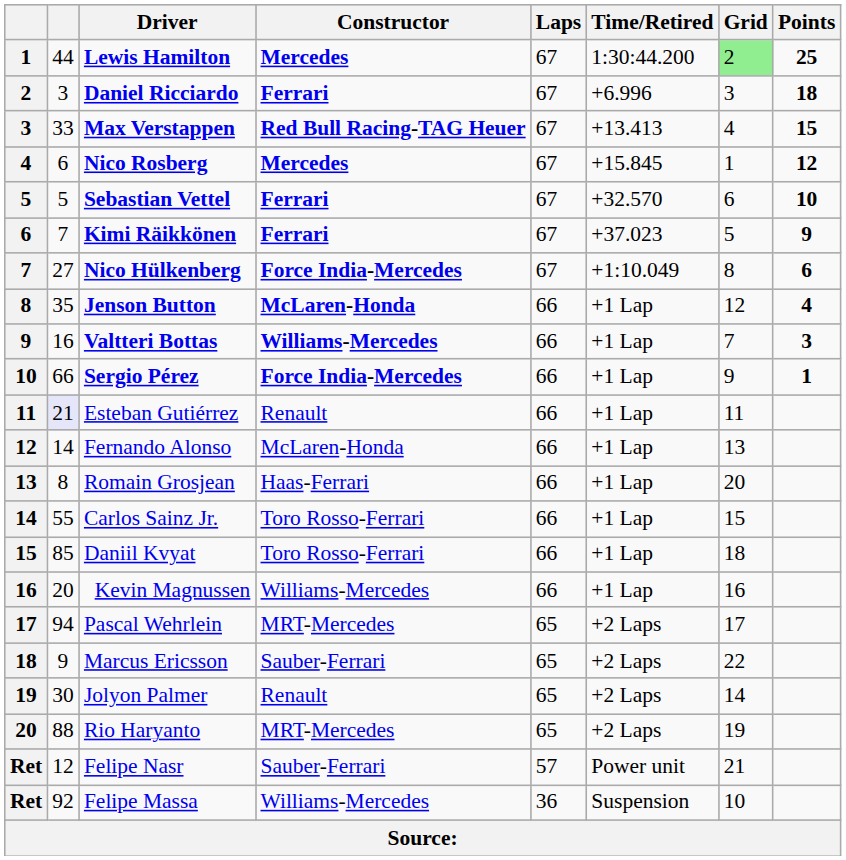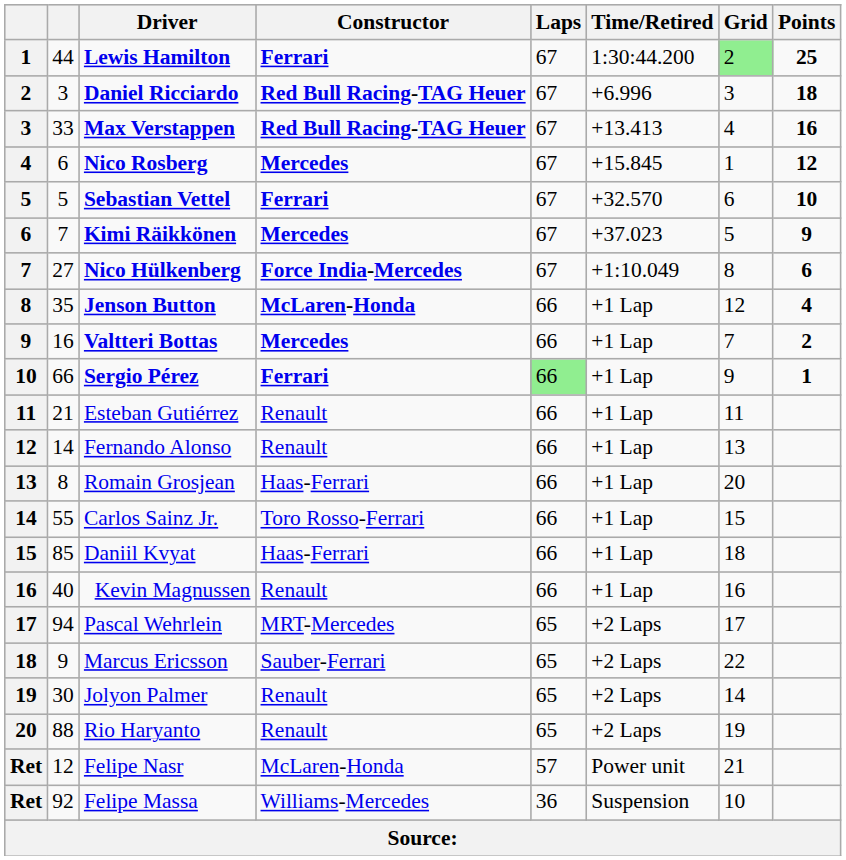(304, 57) Mercedes -> (295, 57) Ferrari
(295, 92) Ferrari -> (393, 92) Red Bull Racing-TAG Heuer
(807, 128) 15 -> (807, 128) 16
(295, 234) Ferrari -> (304, 234) Mercedes
(349, 340) Williams-Mercedes -> (304, 340) Mercedes
(807, 340) 3 -> (807, 340) 2
(361, 376) Force India-Mercedes -> (295, 376) Ferrari
(547, 376) no background -> (547, 376) lightgreen background
(63, 411) lavender background -> (63, 411) no background
(332, 447) McLaren-Honda -> (294, 447) Renault
(342, 553) Toro Rosso-Ferrari -> (315, 553) Haas-Ferrari
(63, 589) 20 -> (63, 589) 40
(345, 589) Williams-Mercedes -> (294, 589) Renault
(328, 730) MRT-Mercedes -> (294, 730) Renault
(323, 766) Sauber-Ferrari -> (332, 766) McLaren-Honda
